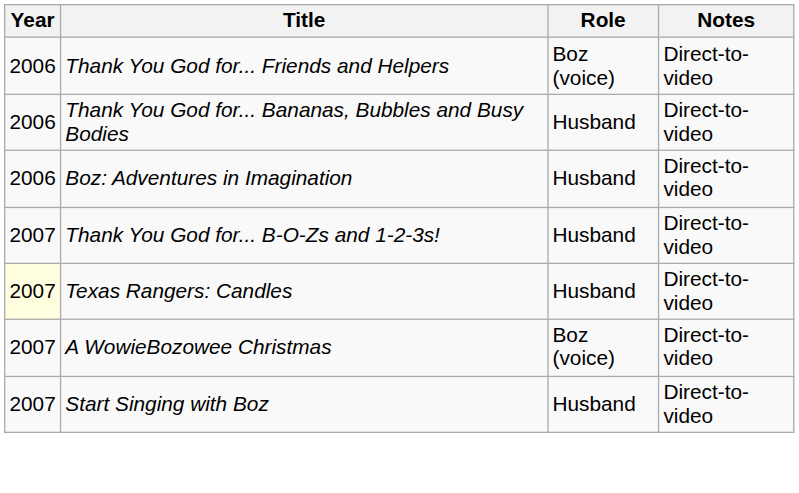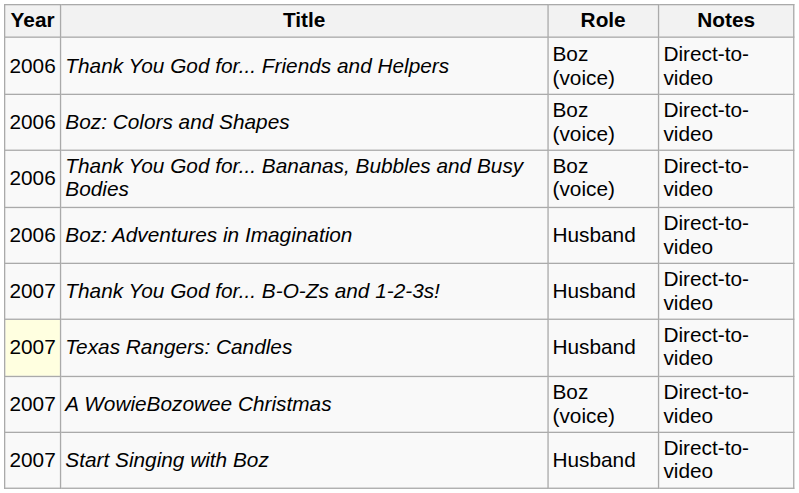+ row: (177, 122)
(594, 122) Husband -> (584, 178) Boz (voice)
